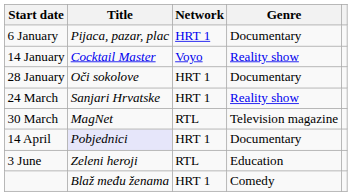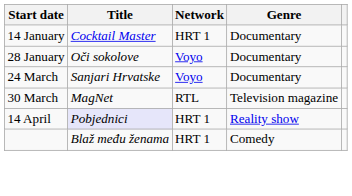- row: (33, 35)
(189, 56) Voyo -> (193, 35) HRT 1
(264, 56) Reality show -> (266, 35) Documentary
(193, 77) HRT 1 -> (189, 56) Voyo
(193, 98) HRT 1 -> (189, 77) Voyo
(264, 98) Reality show -> (266, 77) Documentary
(266, 139) Documentary -> (264, 118) Reality show
- row: (24, 160)
